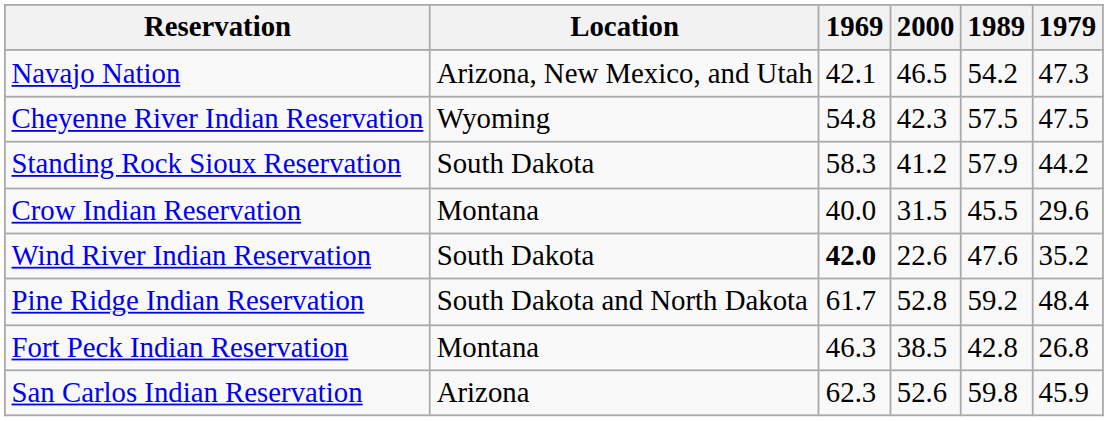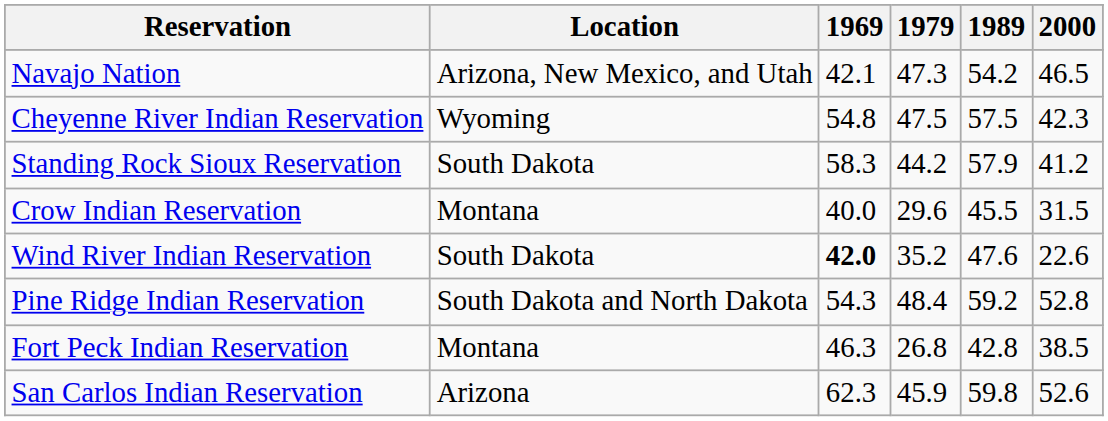columns swapped: (1067, 27) <-> (926, 27)
(851, 301) 61.7 -> (851, 301) 54.3
